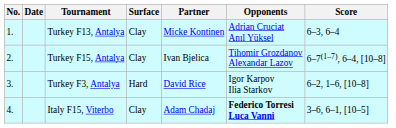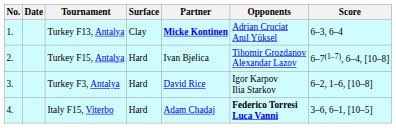(194, 32) normal -> (196, 32) bold
(138, 57) Clay -> (138, 57) Hard
(138, 109) Clay -> (138, 109) Hard
